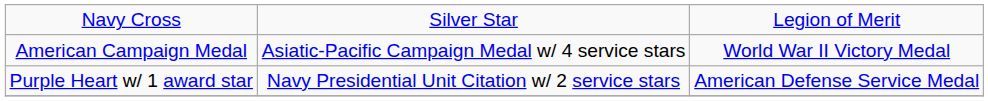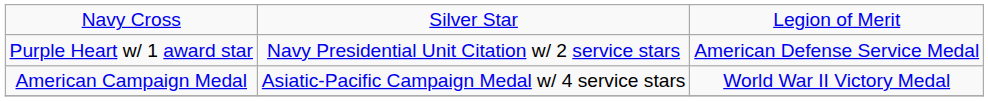rows swapped: (131, 80) <-> (131, 50)
